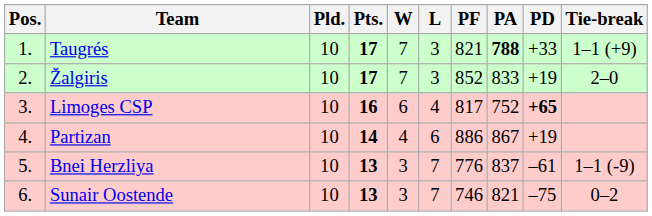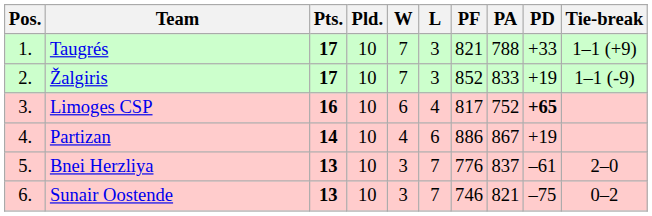columns swapped: (329, 19) <-> (368, 19)
(505, 48) bold -> (505, 48) normal
(604, 78) 2–0 -> (604, 78) 1–1 (-9)
(604, 166) 1–1 (-9) -> (604, 166) 2–0
